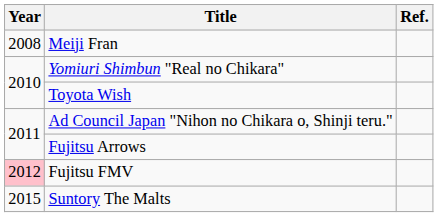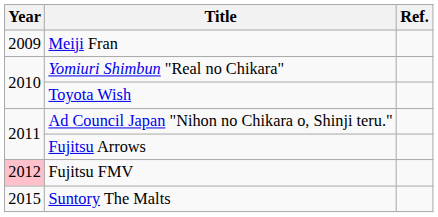(25, 43) 2008 -> (25, 43) 2009
